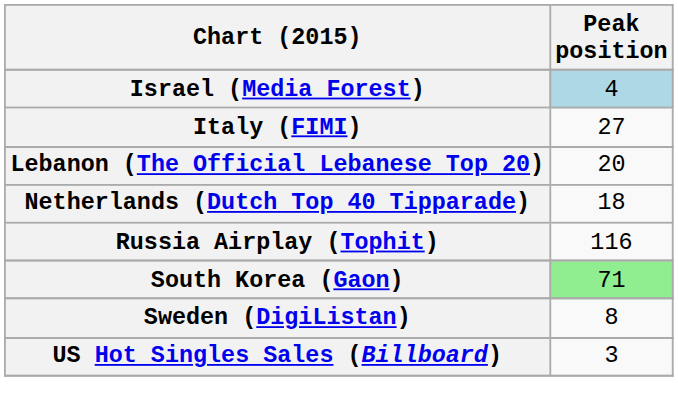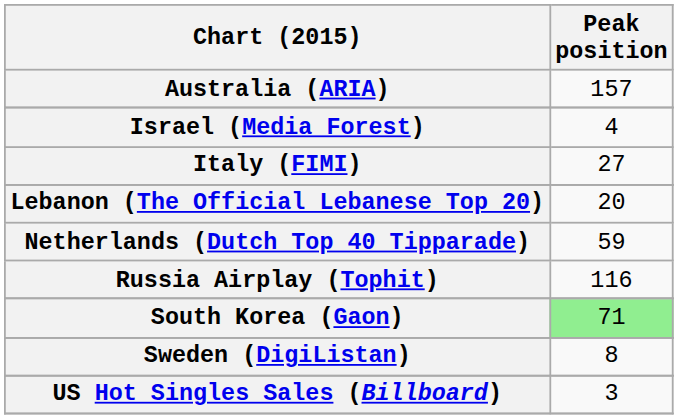+ row: (277, 89)
(611, 89) lightblue background -> (611, 127) no background
(611, 204) 18 -> (611, 242) 59
